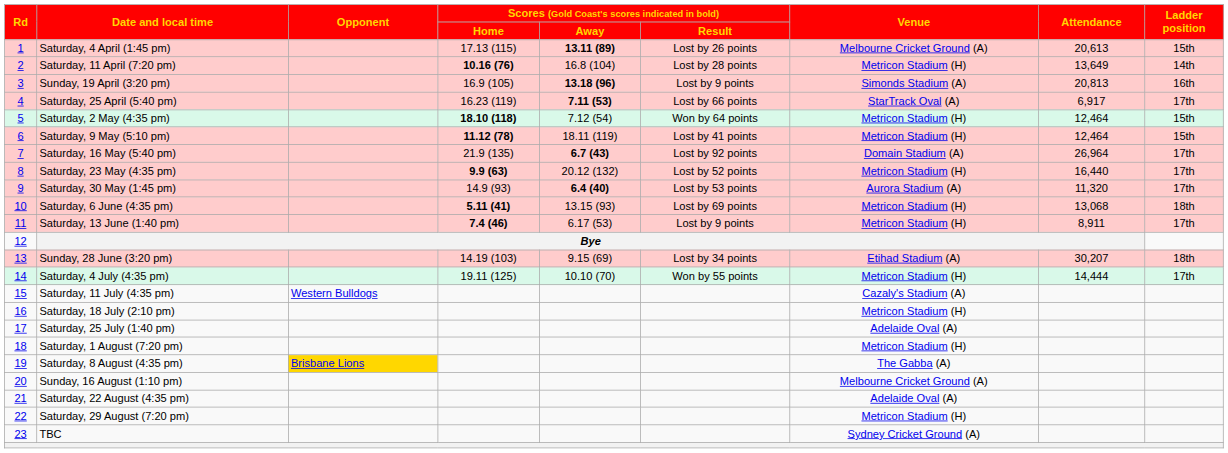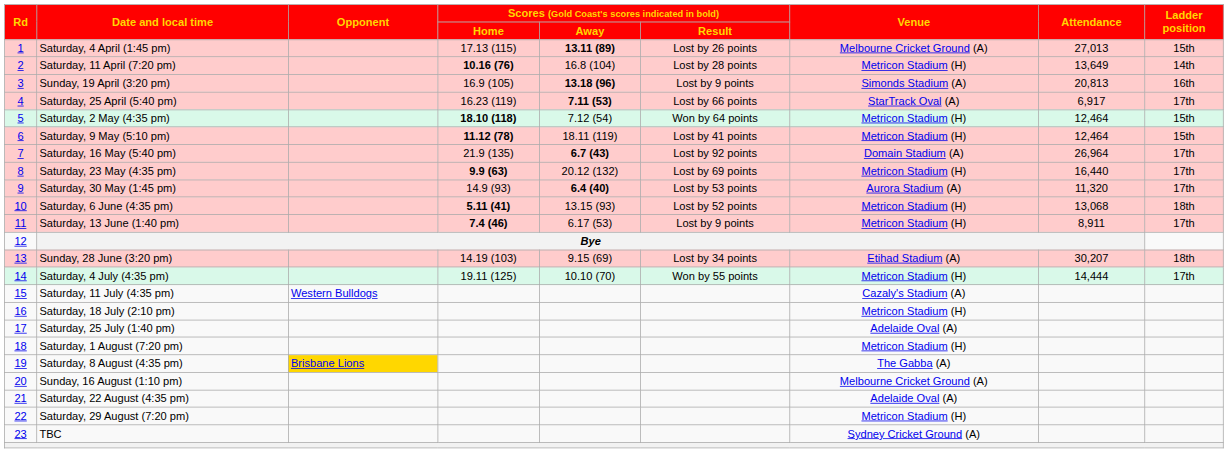(1091, 49) 20,613 -> (1091, 49) 27,013
(715, 171) Lost by 52 points -> (715, 171) Lost by 69 points
(715, 206) Lost by 69 points -> (715, 206) Lost by 52 points
